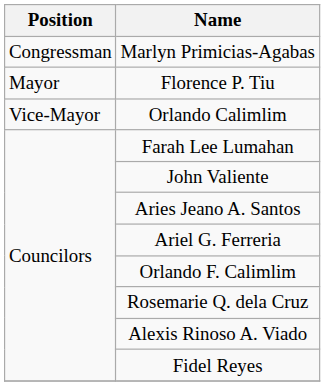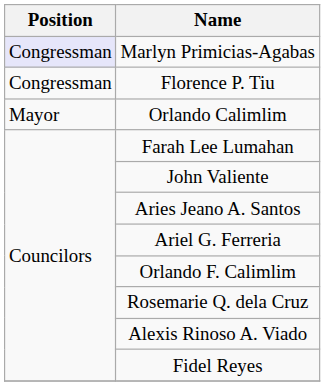(60, 52) no background -> (60, 52) lavender background
(34, 83) Mayor -> (60, 83) Congressman
(55, 114) Vice-Mayor -> (34, 114) Mayor
